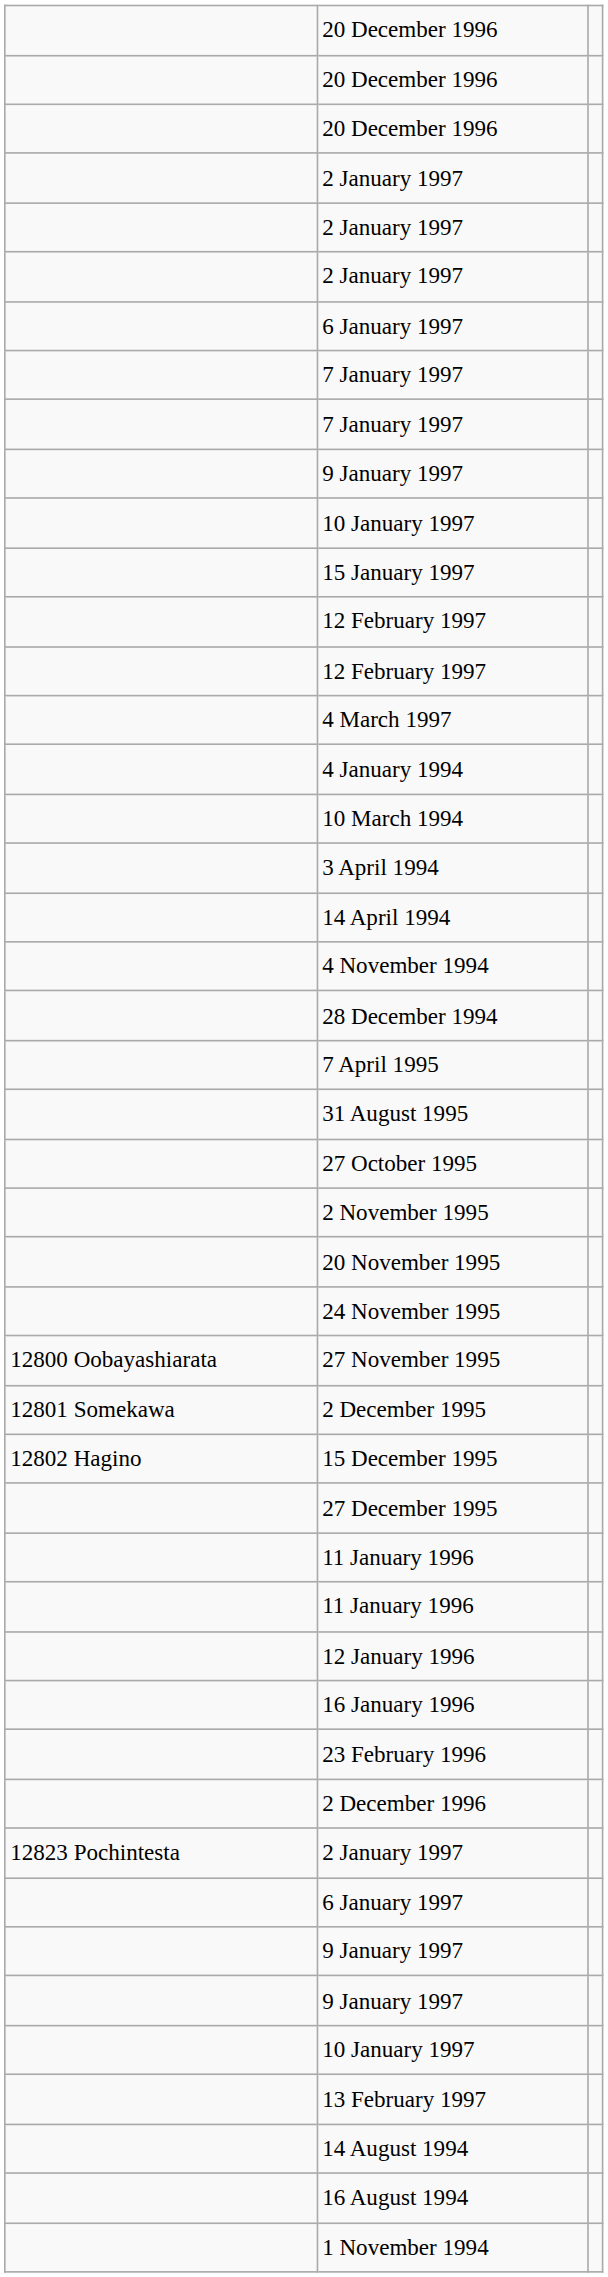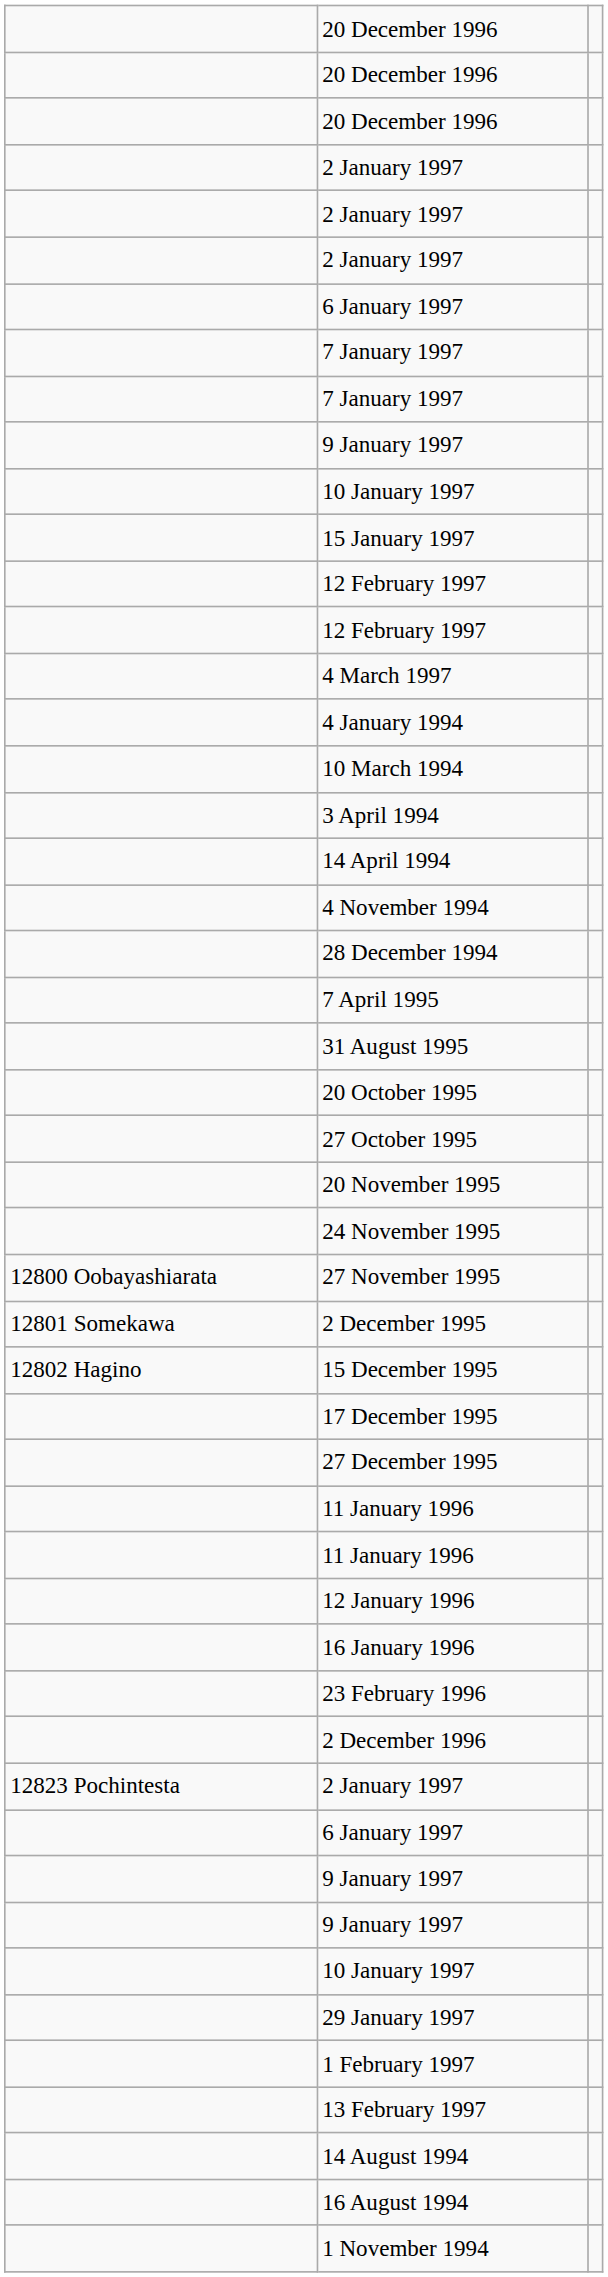+ row: (161, 1093)
- row: (161, 1213)
+ row: (161, 1416)
+ row: (161, 2018)
+ row: (161, 2064)
